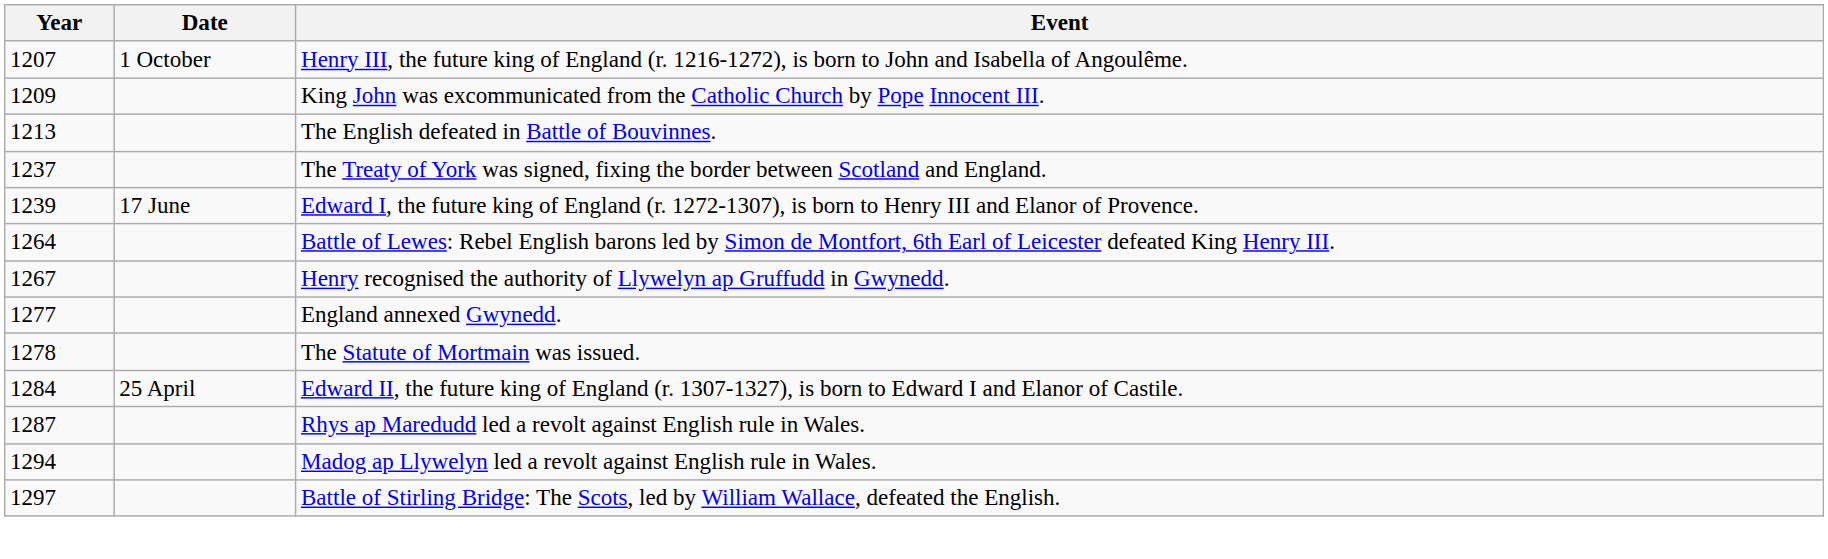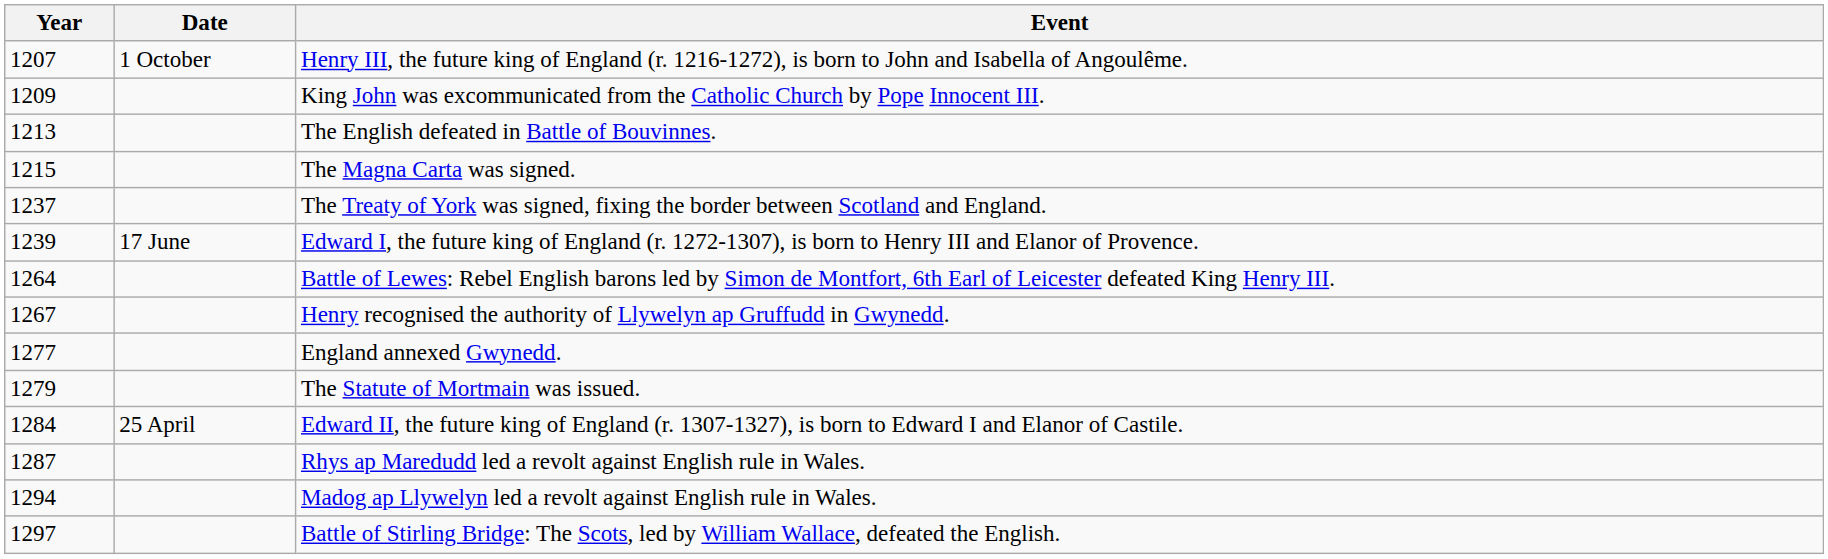+ row: (438, 168)
(33, 351) 1278 -> (33, 388) 1279
